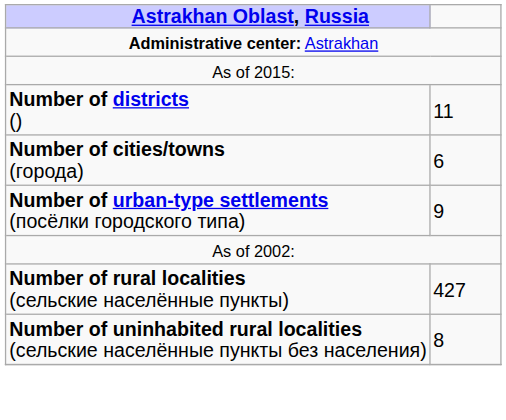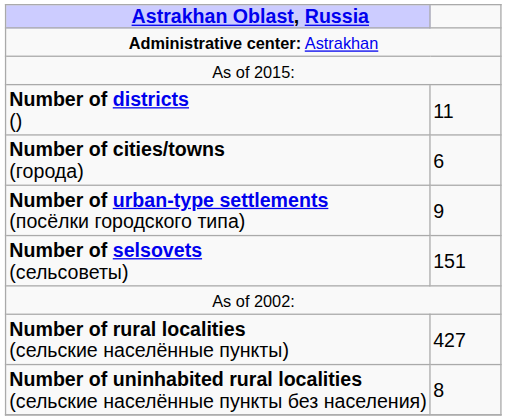+ row: (106, 261)
